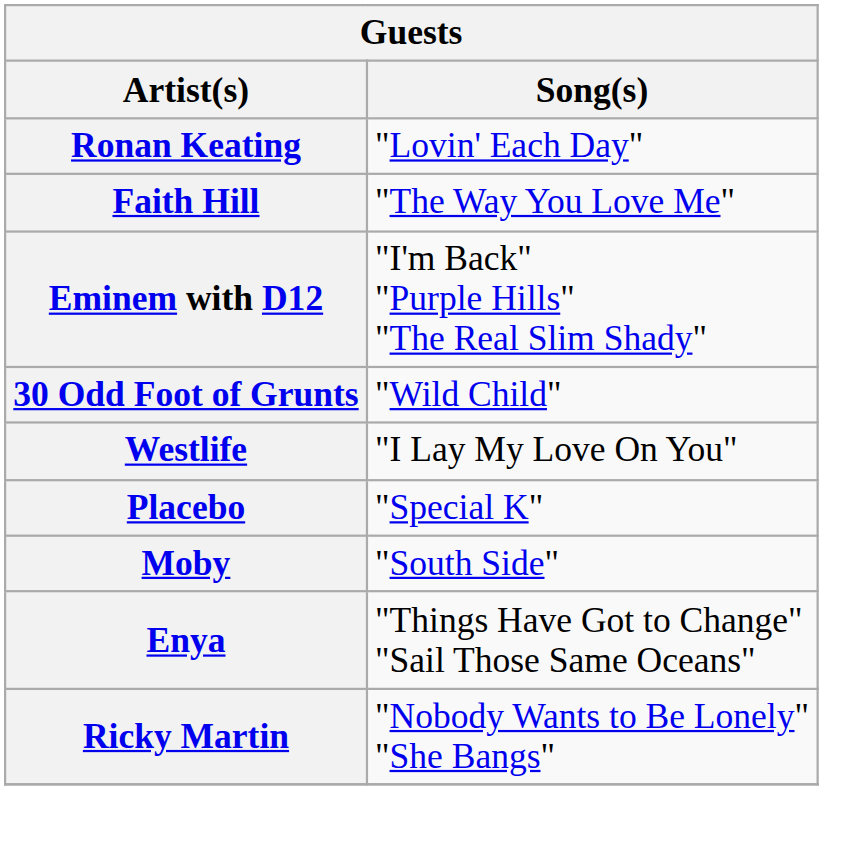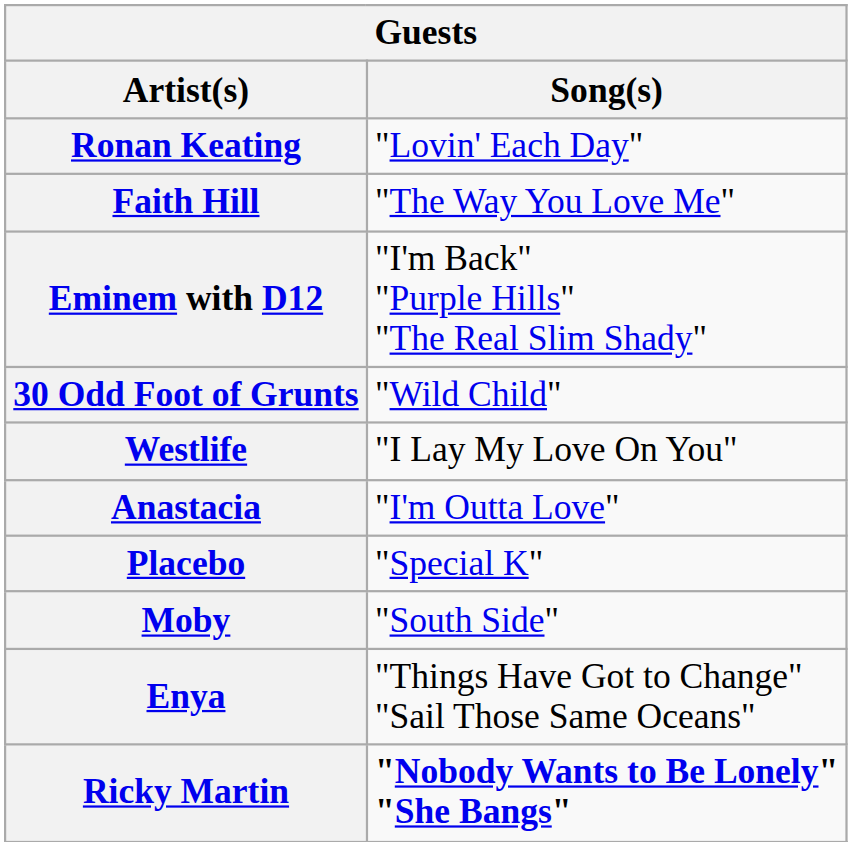+ row: (186, 506)
(592, 735) normal -> (607, 792) bold
